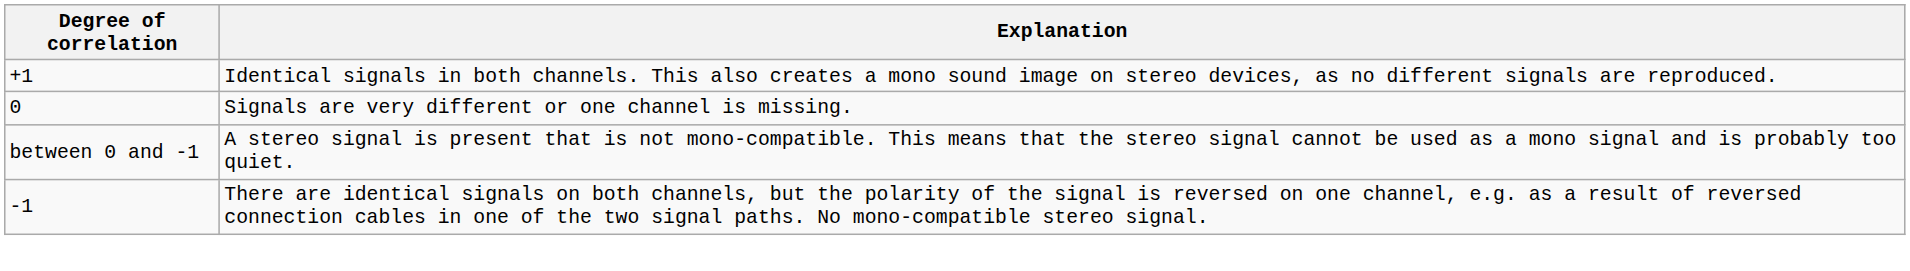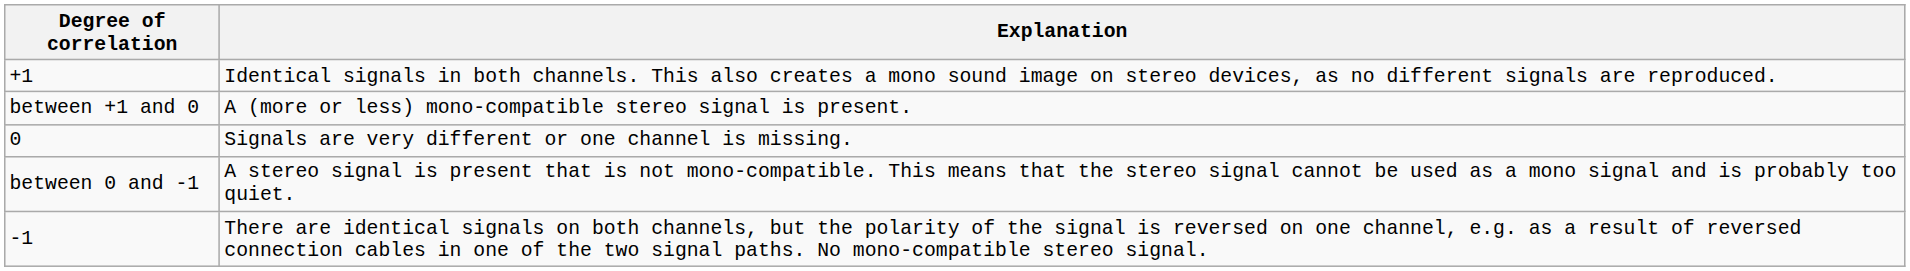+ row: (568, 108)
